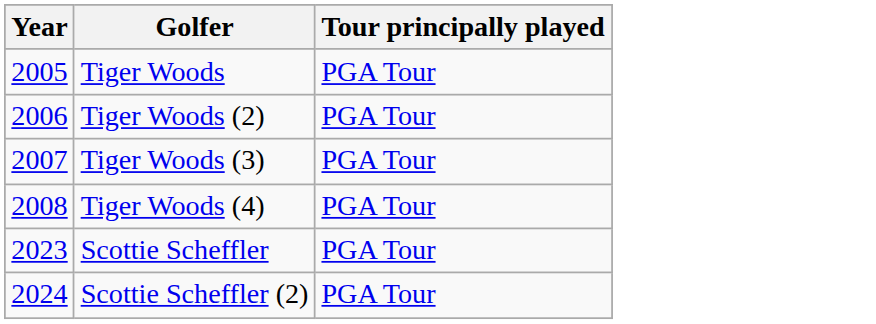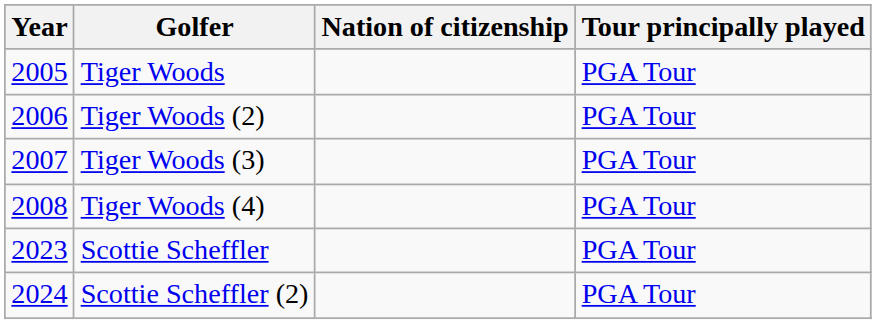+ column: (445, 26)
